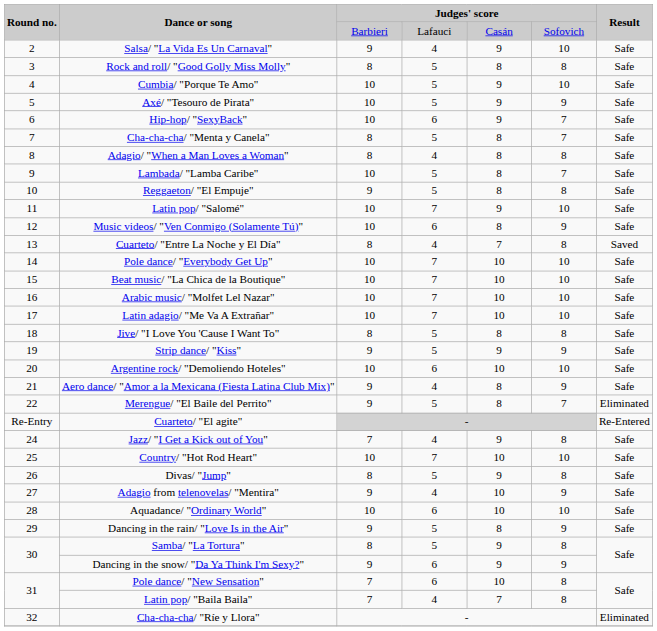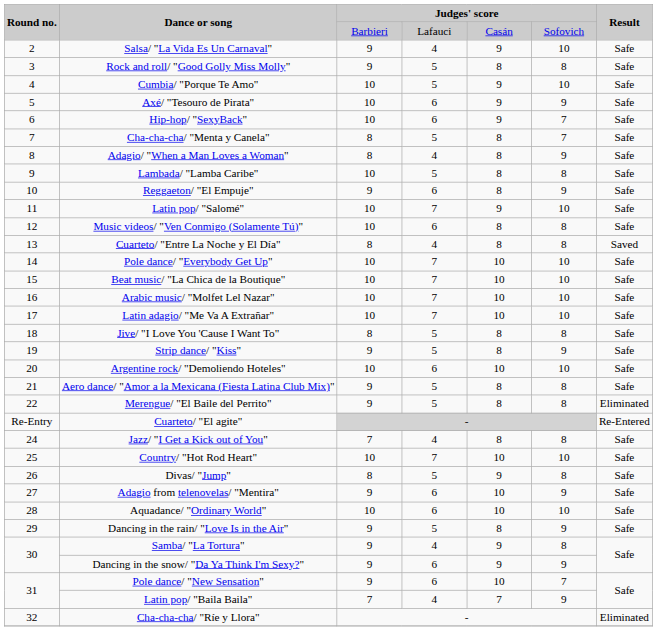(369, 66) 8 -> (369, 66) 9
(434, 102) 5 -> (434, 102) 6
(564, 155) 8 -> (564, 155) 9
(564, 173) 7 -> (564, 173) 8
(434, 191) 5 -> (434, 191) 6
(564, 191) 8 -> (564, 191) 9
(564, 226) 9 -> (564, 226) 8
(499, 244) 7 -> (499, 244) 8
(499, 350) 9 -> (499, 350) 8
(434, 386) 4 -> (434, 386) 5
(564, 386) 9 -> (564, 386) 8
(564, 404) 7 -> (564, 404) 8
(499, 439) 9 -> (499, 439) 8
(434, 492) 4 -> (434, 492) 6
(369, 546) 8 -> (369, 546) 9
(434, 546) 5 -> (434, 546) 4
(369, 581) 7 -> (369, 581) 9
(564, 581) 8 -> (564, 581) 7
(564, 599) 8 -> (564, 599) 9
